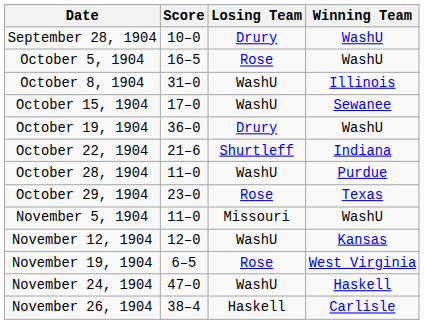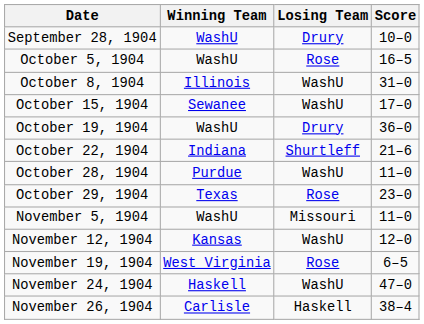columns swapped: (362, 16) <-> (184, 16)
